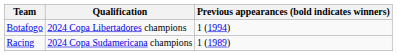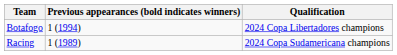columns swapped: (120, 12) <-> (293, 12)
